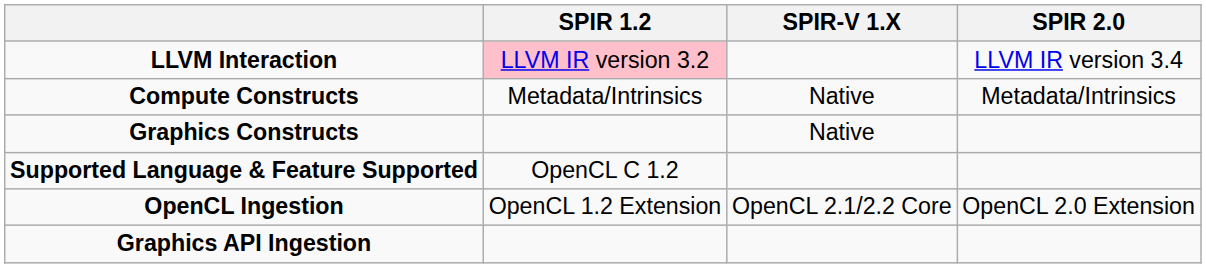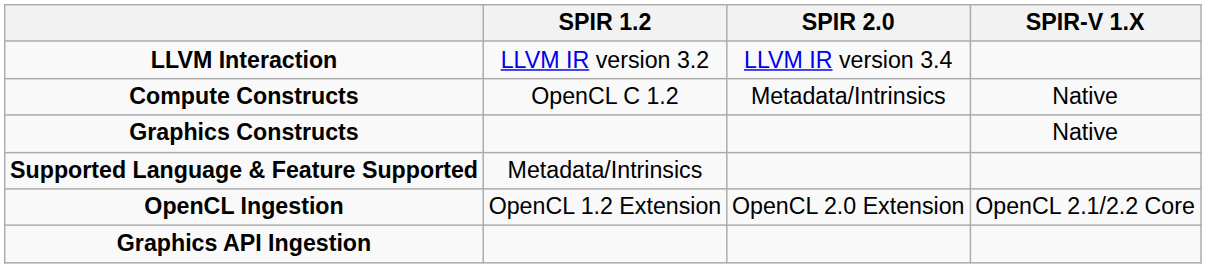columns swapped: (1079, 22) <-> (842, 22)
(605, 59) pink background -> (605, 59) no background
(605, 96) Metadata/Intrinsics -> (605, 96) OpenCL C 1.2
(605, 170) OpenCL C 1.2 -> (605, 170) Metadata/Intrinsics
